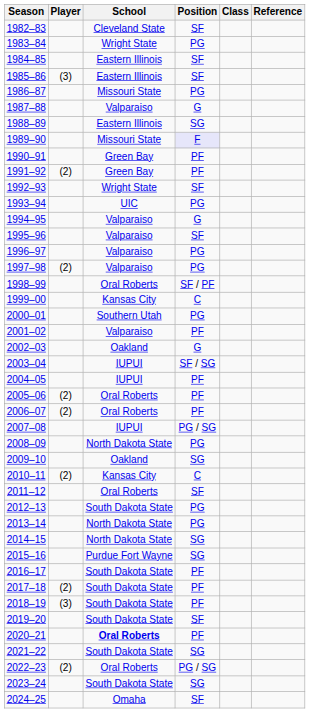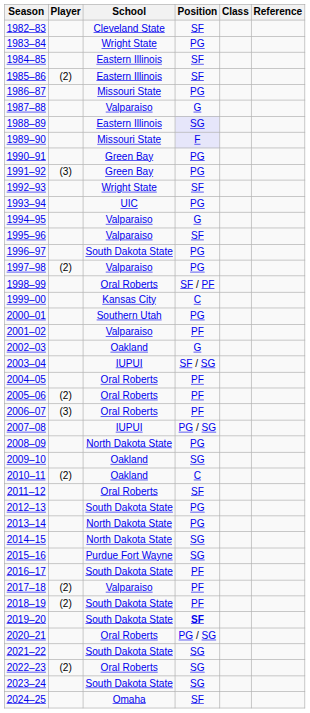(66, 76) (3) -> (66, 76) (2)
(197, 124) no background -> (197, 124) lavender background
(197, 156) PF -> (197, 156) PG
(66, 172) (2) -> (66, 172) (3)
(197, 172) PF -> (197, 172) PG
(129, 252) Valparaiso -> (129, 252) South Dakota State
(129, 380) IUPUI -> (129, 380) Oral Roberts
(66, 412) (2) -> (66, 412) (3)
(129, 476) Kansas City -> (129, 476) Oakland
(129, 587) South Dakota State -> (129, 587) Valparaiso
(66, 603) (3) -> (66, 603) (2)
(197, 619) normal -> (197, 619) bold
(129, 635) bold -> (129, 635) normal
(197, 635) PF -> (197, 635) PG / SG
(197, 667) PG / SG -> (197, 667) SG
